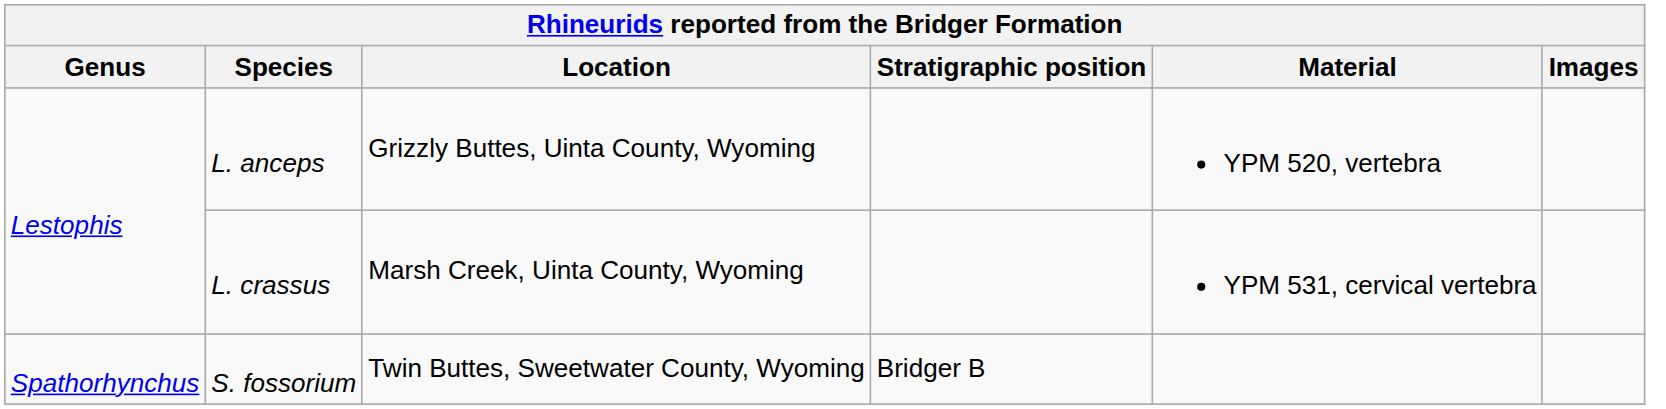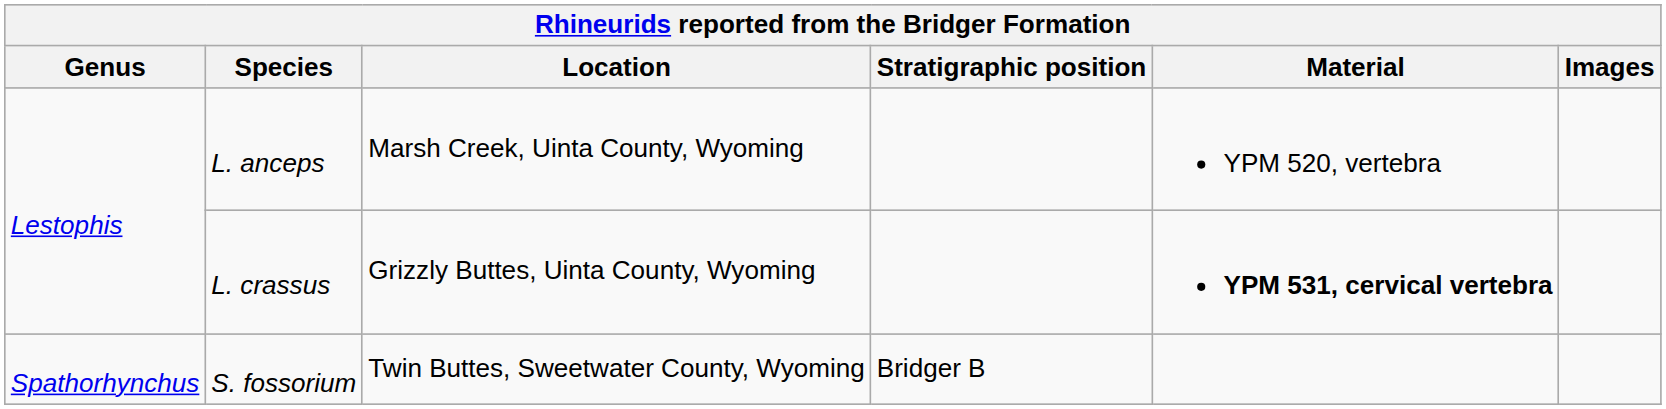(592, 148) Grizzly Buttes, Uinta County, Wyoming -> (586, 148) Marsh Creek, Uinta County, Wyoming
(586, 271) Marsh Creek, Uinta County, Wyoming -> (592, 271) Grizzly Buttes, Uinta County, Wyoming
(1347, 286) normal -> (1355, 286) bold
